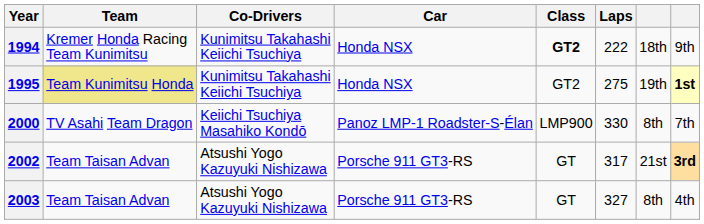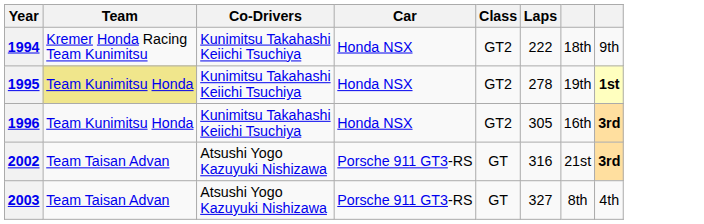(566, 47) bold -> (498, 47) normal
(616, 85) 275 -> (540, 85) 278
+ row: (24, 123)
- row: (24, 123)
(616, 162) 317 -> (540, 162) 316
